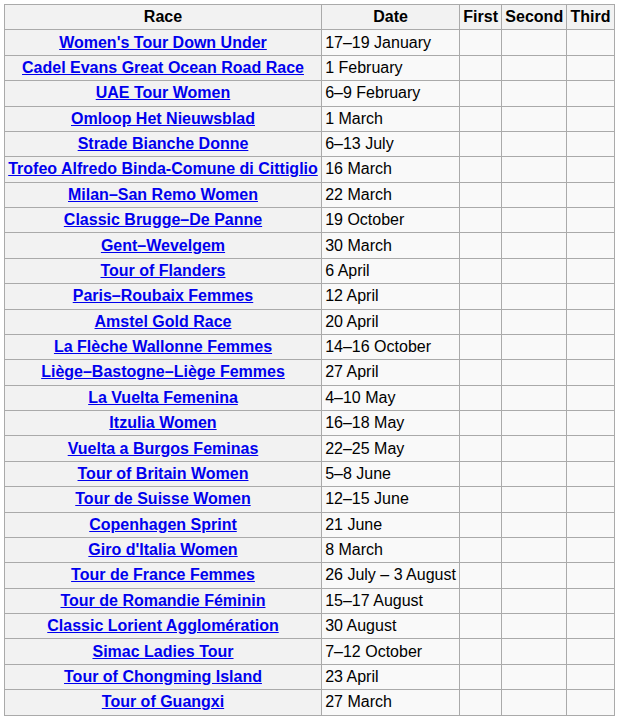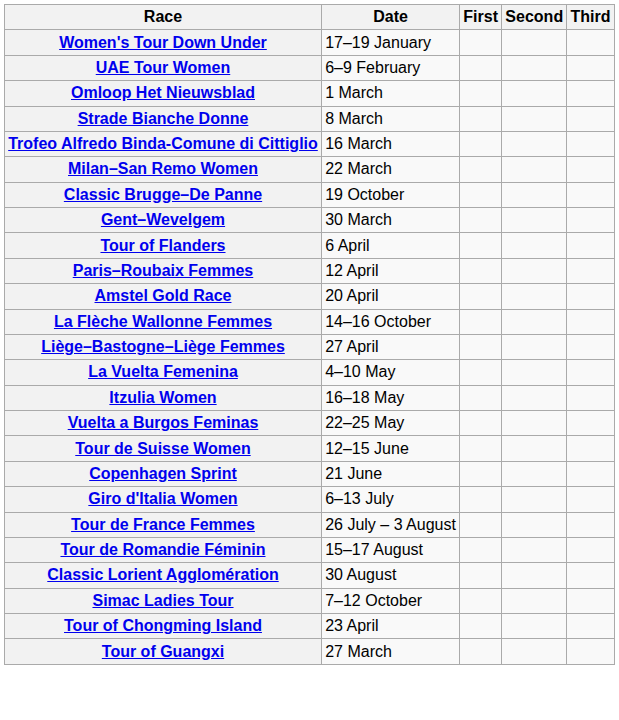- row: (163, 67)
(359, 144) 6–13 July -> (354, 118) 8 March
- row: (163, 473)
(354, 550) 8 March -> (359, 499) 6–13 July
